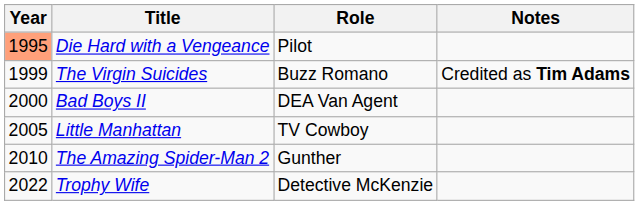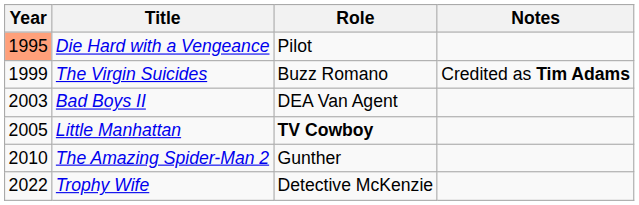(28, 102) 2000 -> (28, 102) 2003
(323, 130) normal -> (326, 130) bold
